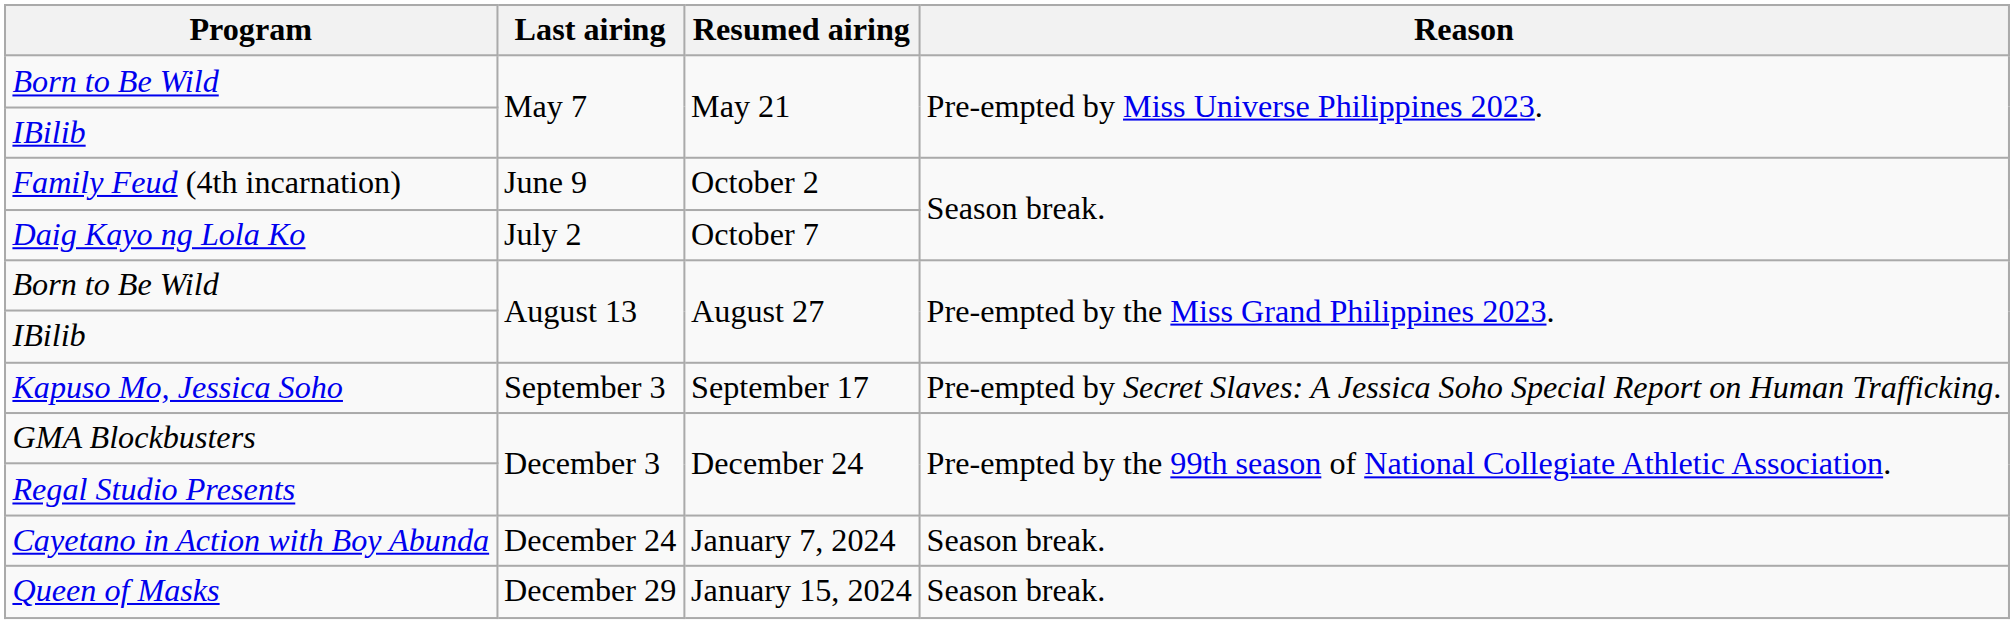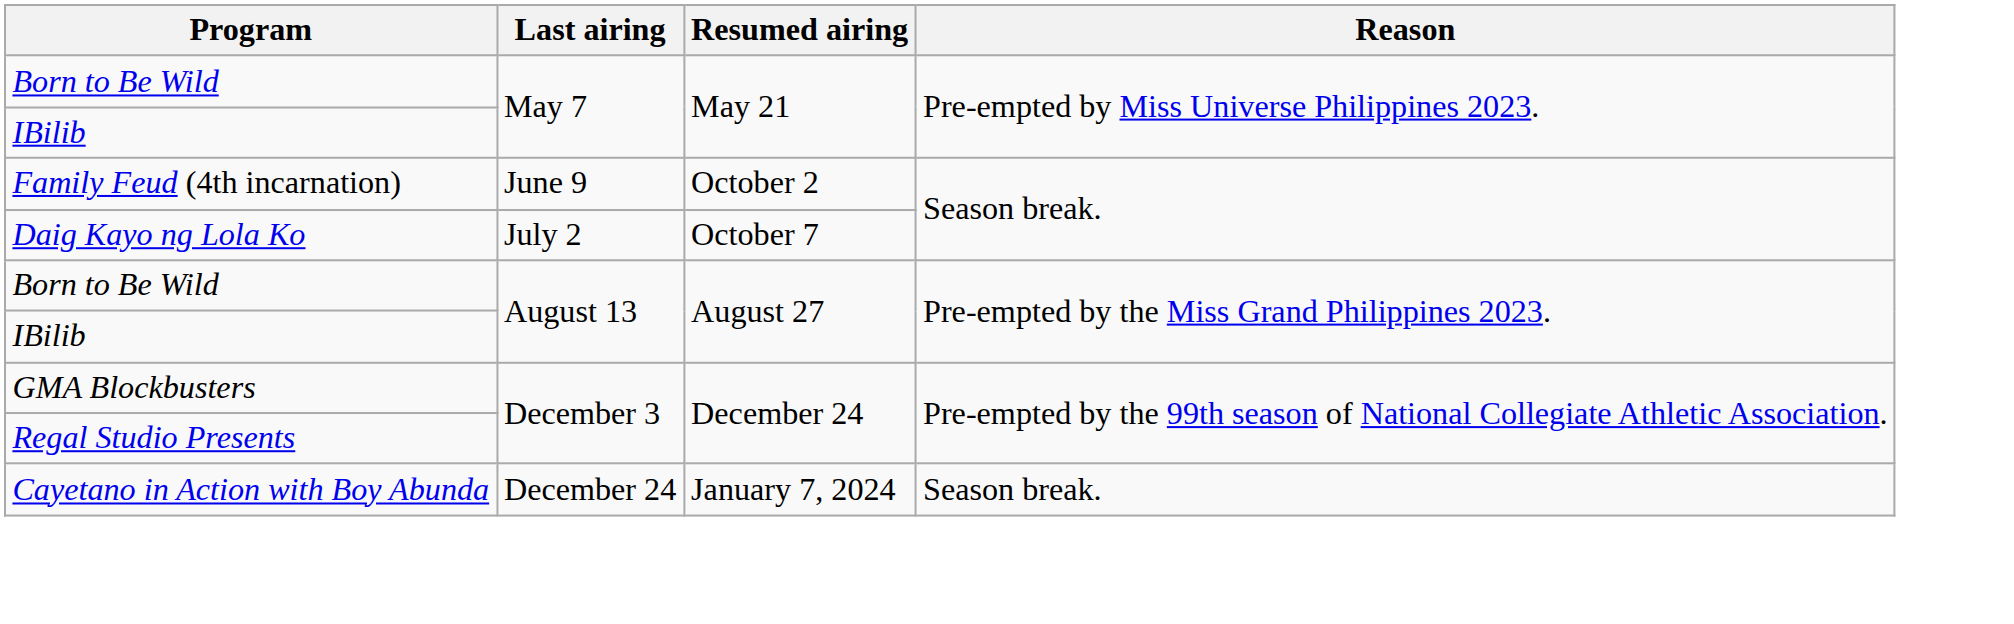- row: (178, 387)
- row: (116, 591)
